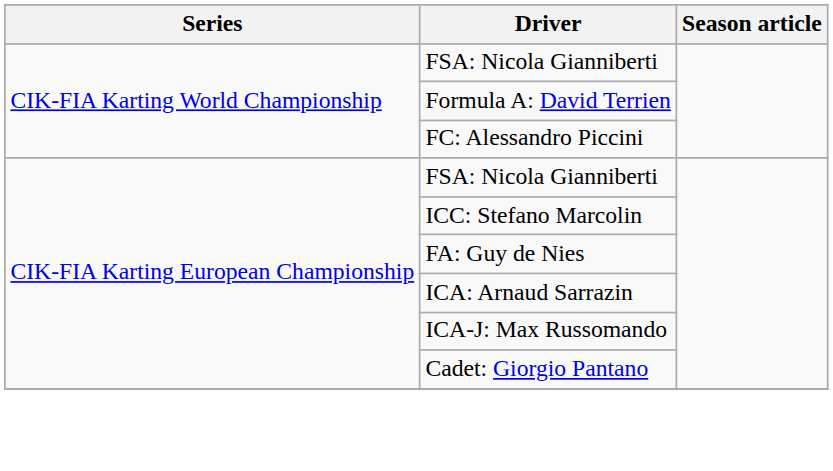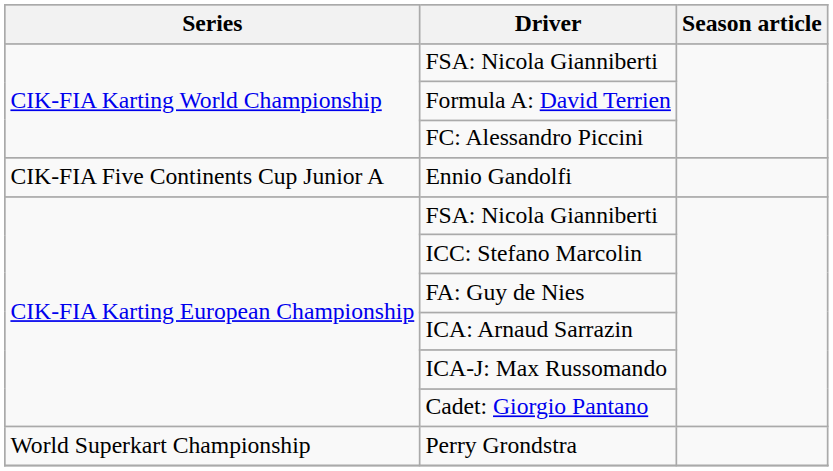+ row: (197, 177)
+ row: (161, 445)
